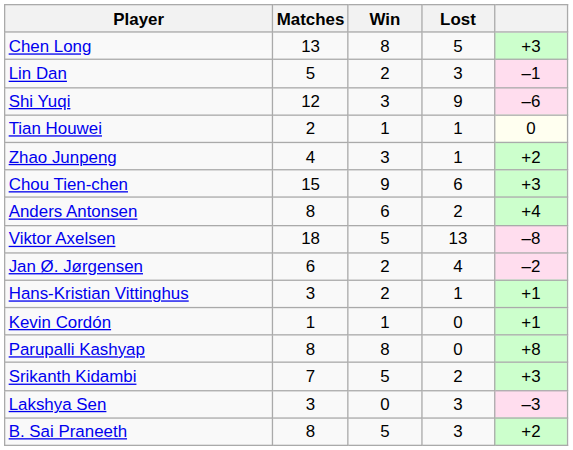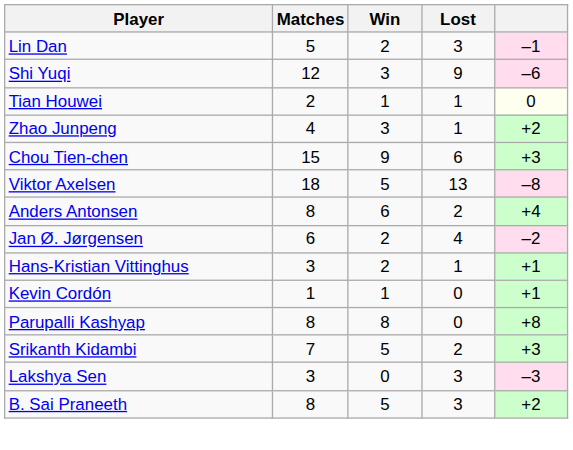- row: (50, 46)
rows swapped: (73, 211) <-> (62, 239)
